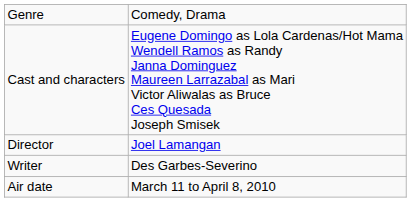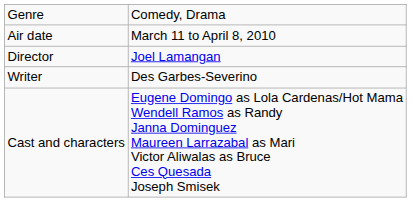rows swapped: (30, 186) <-> (66, 79)
